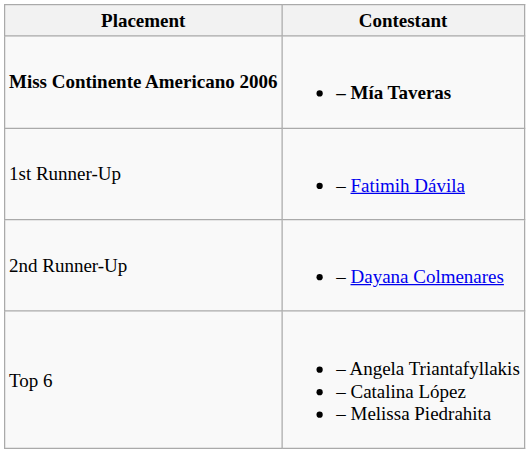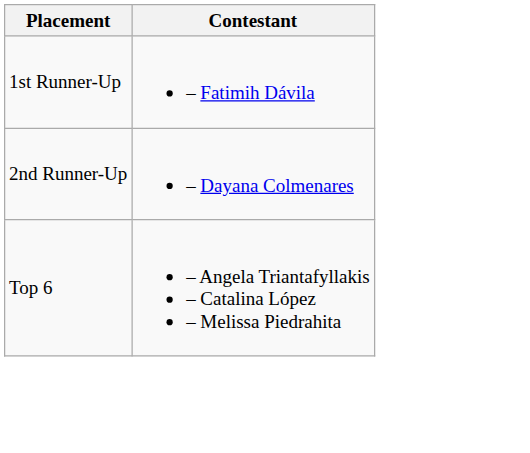- row: (143, 81)
